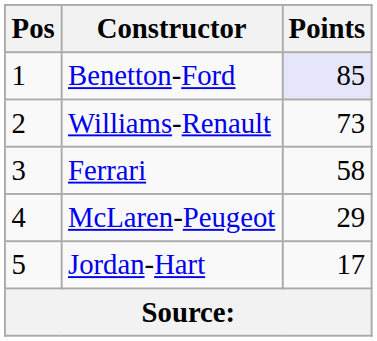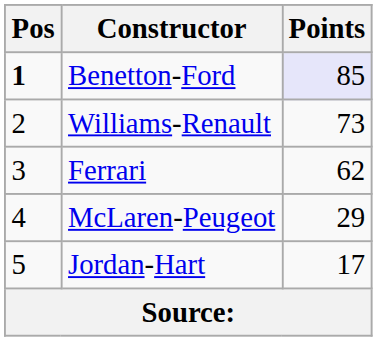(19, 75) normal -> (19, 75) bold
(351, 170) 58 -> (351, 170) 62
